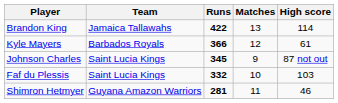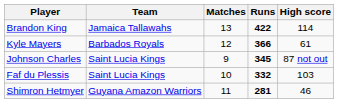columns swapped: (255, 12) <-> (219, 12)
